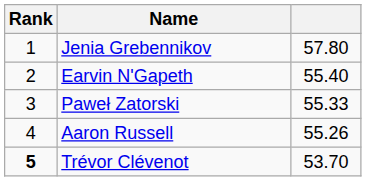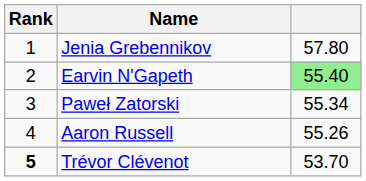(326, 76) no background -> (326, 76) lightgreen background
(326, 105) 55.33 -> (326, 105) 55.34
